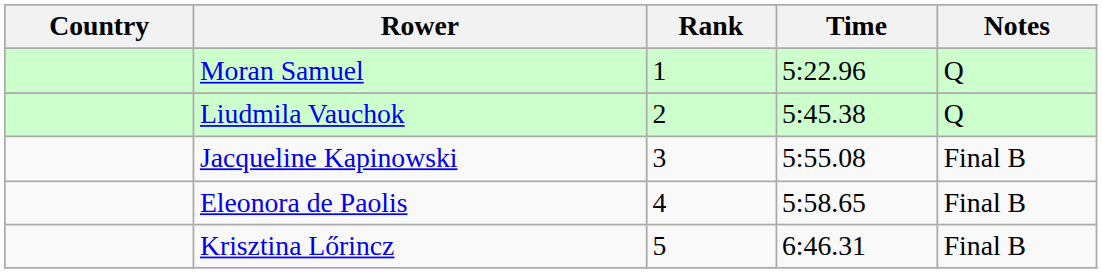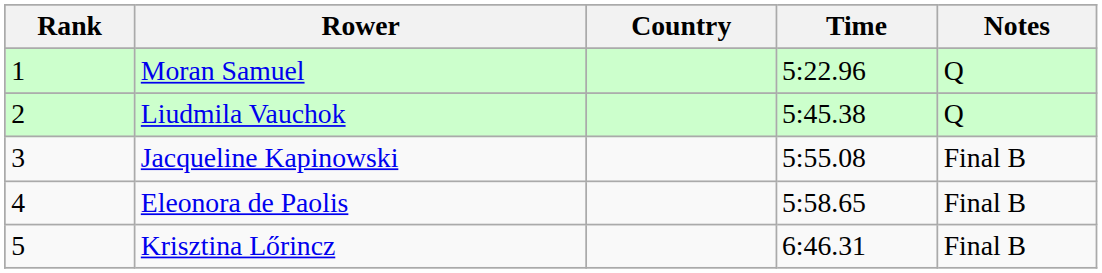columns swapped: (711, 26) <-> (99, 26)
